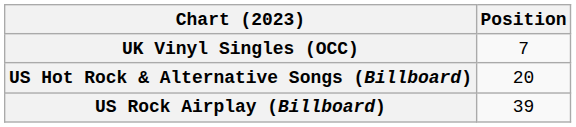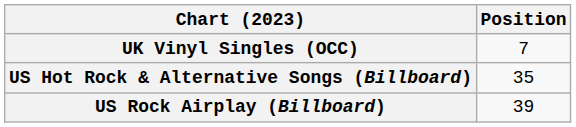(524, 78) 20 -> (524, 78) 35
